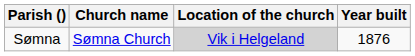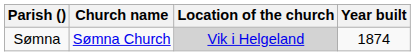(374, 39) 1876 -> (374, 39) 1874
